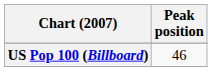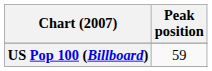(179, 54) 46 -> (179, 54) 59
